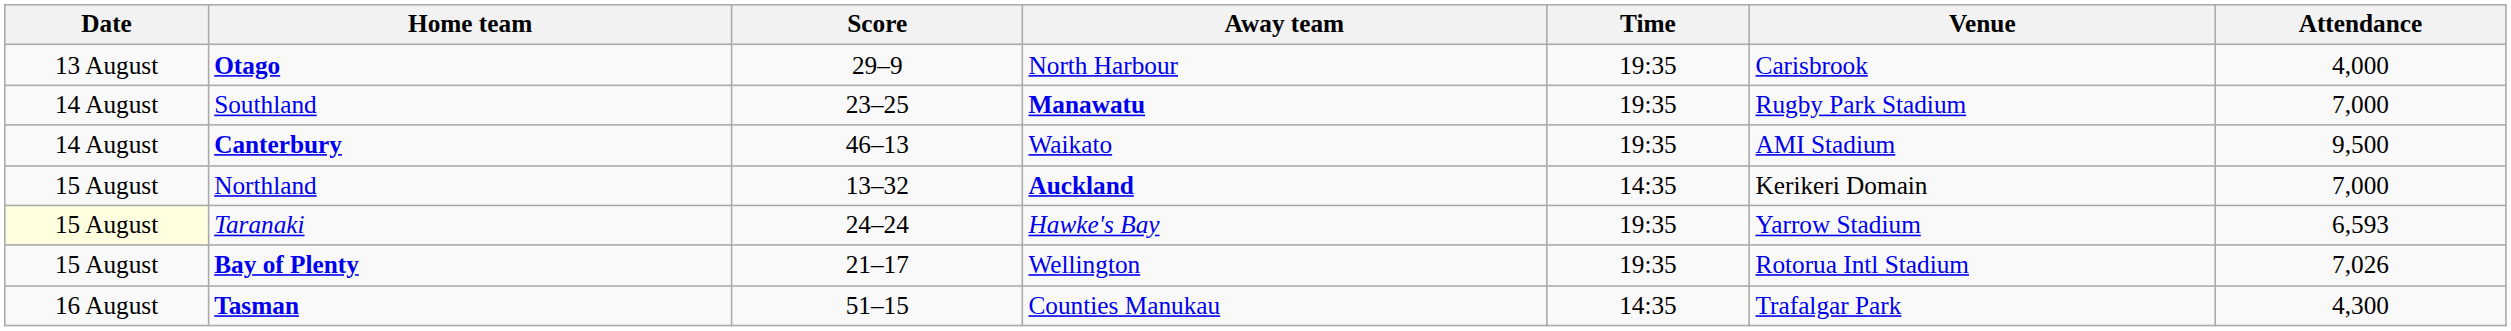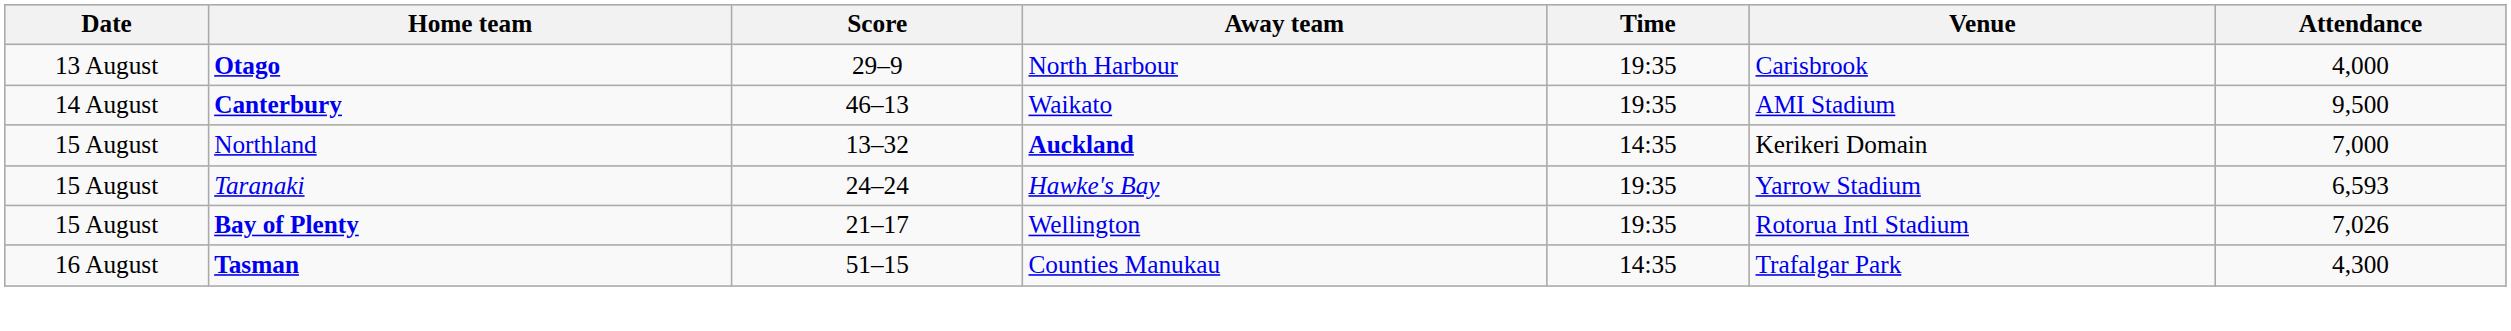- row: (265, 104)
(107, 225) lightyellow background -> (107, 184) no background
